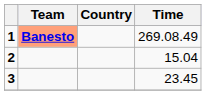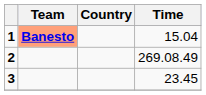(168, 36) 269.08.49 -> (181, 36) 15.04
(181, 57) 15.04 -> (168, 57) 269.08.49
